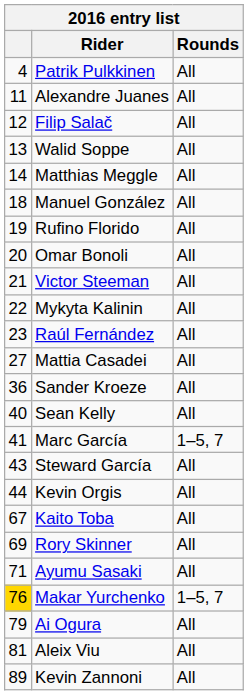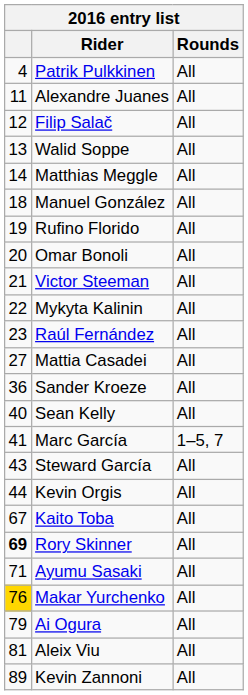(18, 545) normal -> (18, 545) bold
(200, 597) 1–5, 7 -> (186, 597) All
